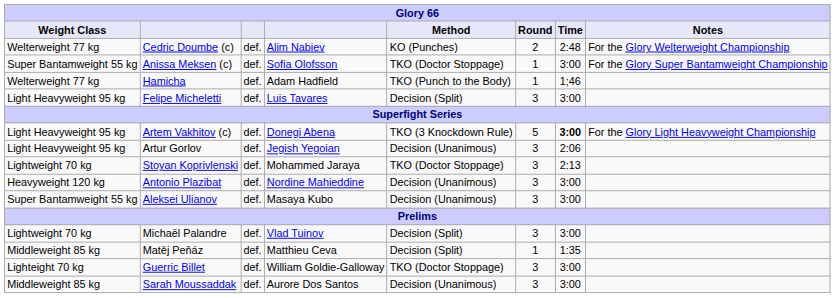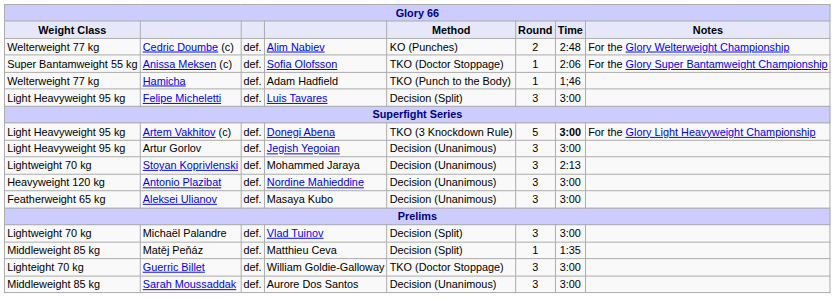(570, 64) 3:00 -> (570, 64) 2:06
(570, 149) 2:06 -> (570, 149) 3:00
(447, 166) TKO (Doctor Stoppage) -> (443, 166) Decision (Unanimous)
(72, 200) Super Bantamweight 55 kg -> (56, 200) Featherweight 65 kg
